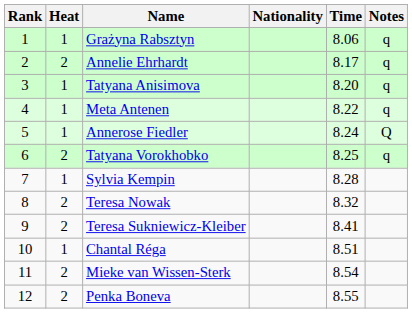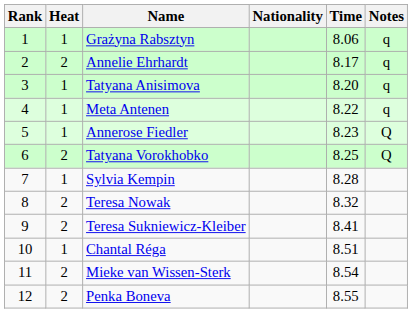(346, 132) 8.24 -> (346, 132) 8.23
(386, 156) q -> (386, 156) Q
